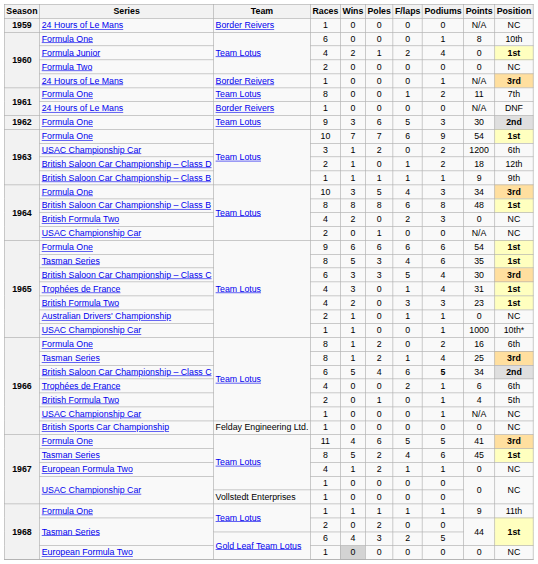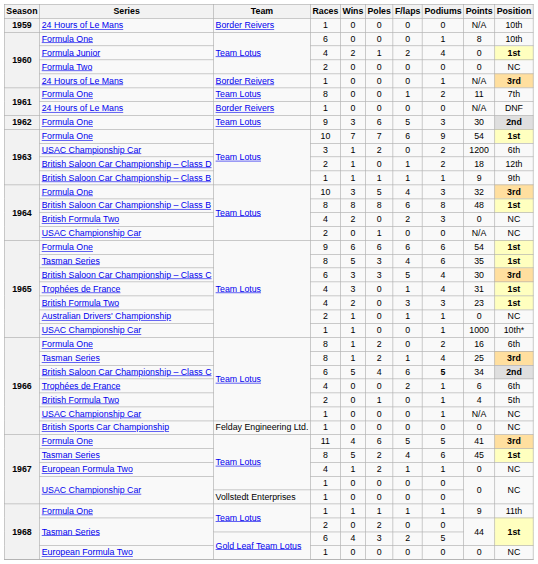(514, 26) NC -> (514, 26) 10th
(479, 192) 34 -> (479, 192) 32
(353, 553) lightgrey background -> (353, 553) no background
